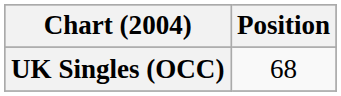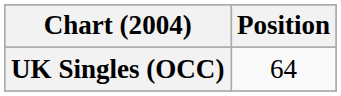(283, 68) 68 -> (283, 68) 64
